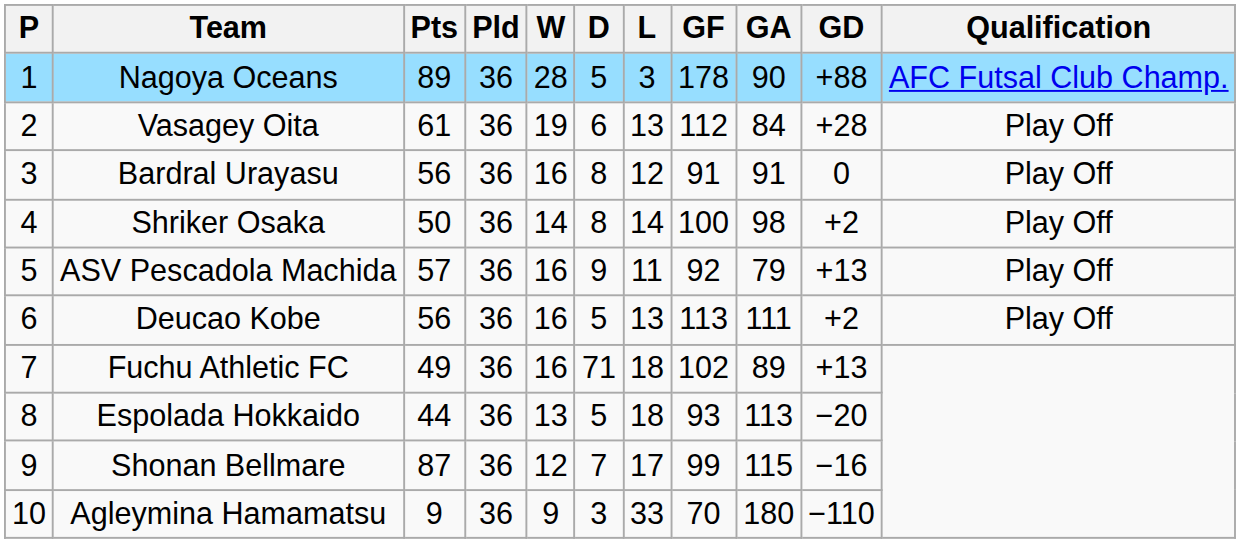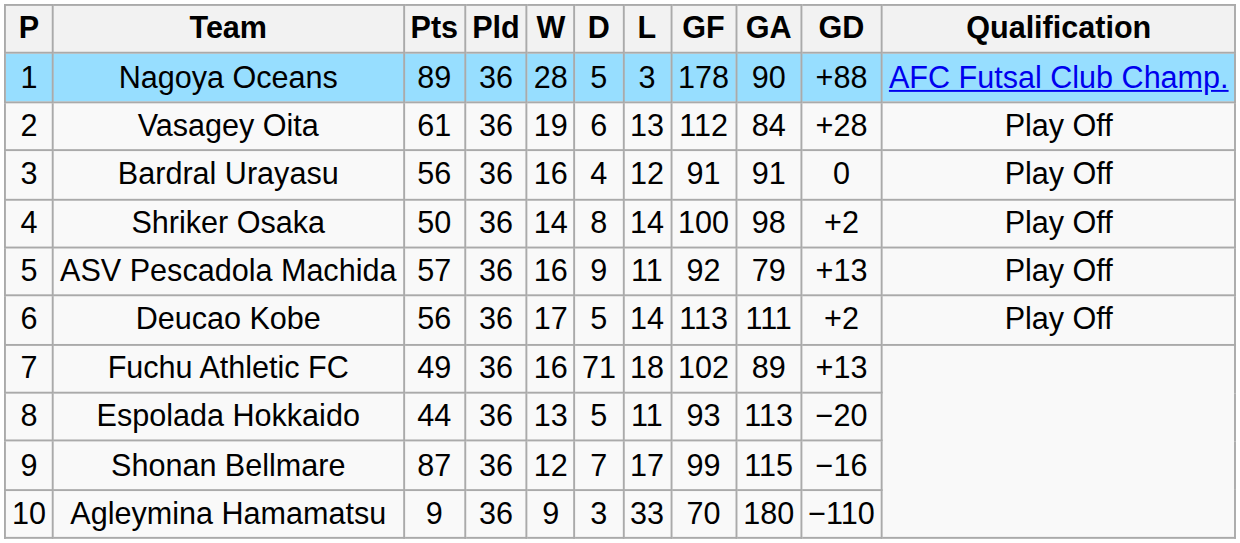(599, 174) 8 -> (599, 174) 4
(551, 319) 16 -> (551, 319) 17
(647, 319) 13 -> (647, 319) 14
(647, 416) 18 -> (647, 416) 11
